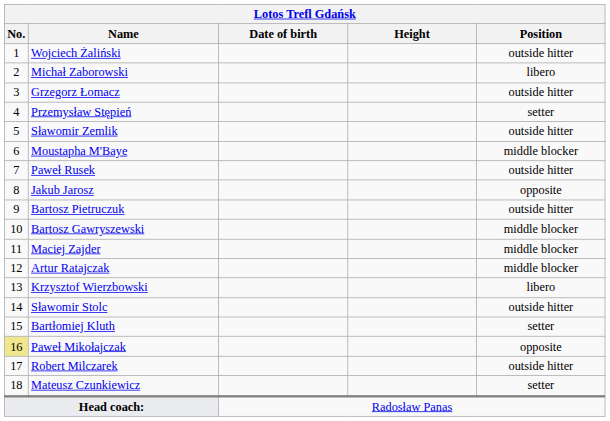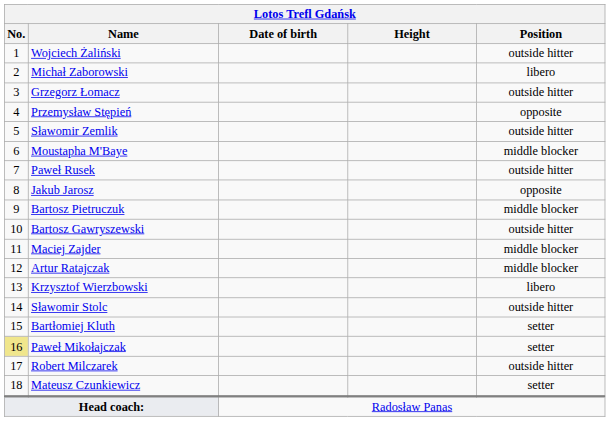(541, 111) setter -> (541, 111) opposite
(541, 209) outside hitter -> (541, 209) middle blocker
(541, 229) middle blocker -> (541, 229) outside hitter
(541, 346) opposite -> (541, 346) setter
